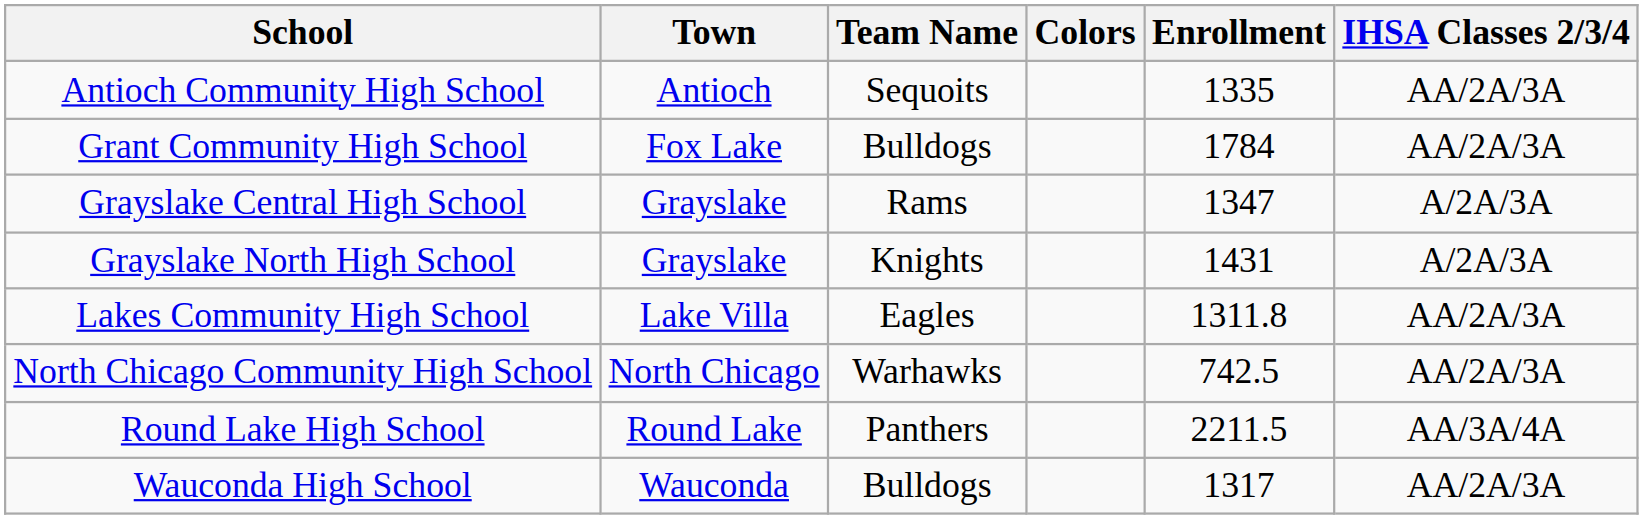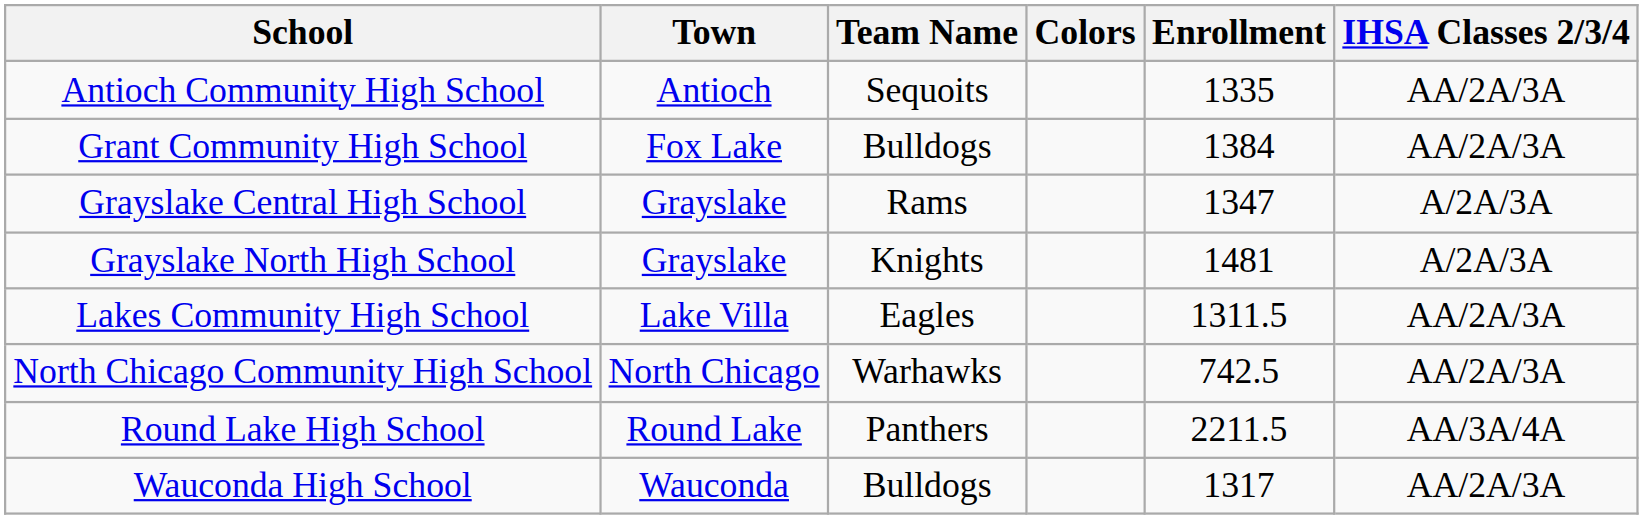(1239, 145) 1784 -> (1239, 145) 1384
(1239, 259) 1431 -> (1239, 259) 1481
(1239, 315) 1311.8 -> (1239, 315) 1311.5
